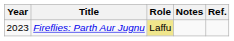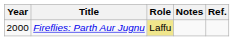(18, 28) 2023 -> (18, 28) 2000
